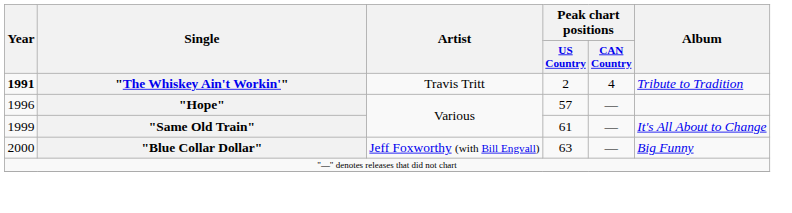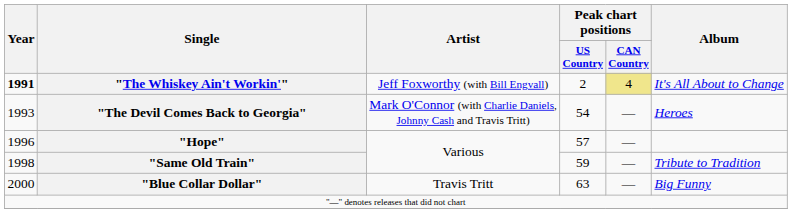(454, 83) Travis Tritt -> (463, 83) Jeff Foxworthy (with Bill Engvall)
(611, 83) no background -> (629, 83) khaki background
(690, 83) Tribute to Tradition -> (719, 83) It's All About to Change
+ row: (202, 112)
(21, 126) 1999 -> (21, 162) 1998
(566, 126) 61 -> (583, 162) 59
(702, 126) It's All About to Change -> (708, 162) Tribute to Tradition
(454, 147) Jeff Foxworthy (with Bill Engvall) -> (463, 184) Travis Tritt
